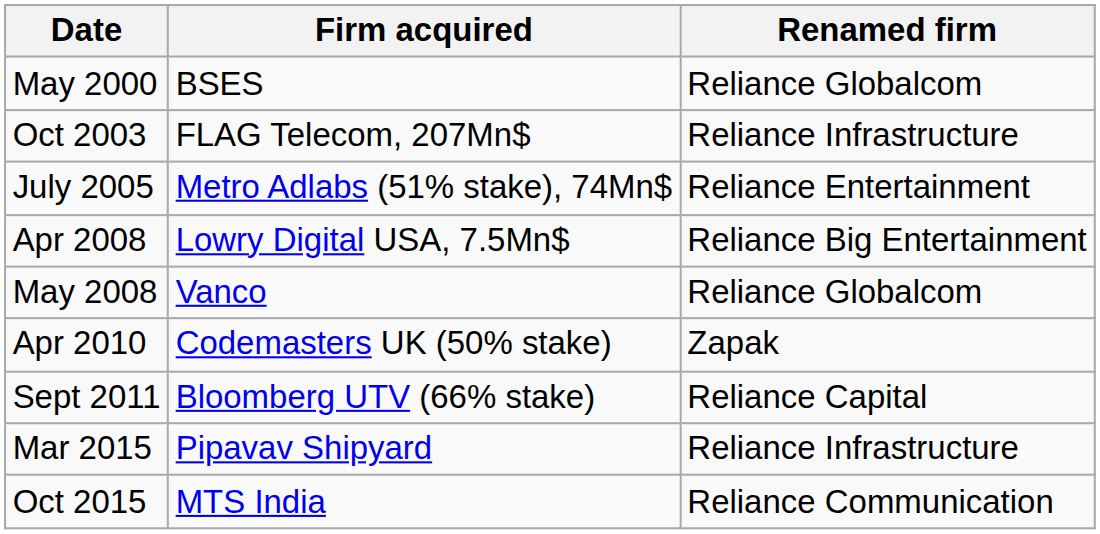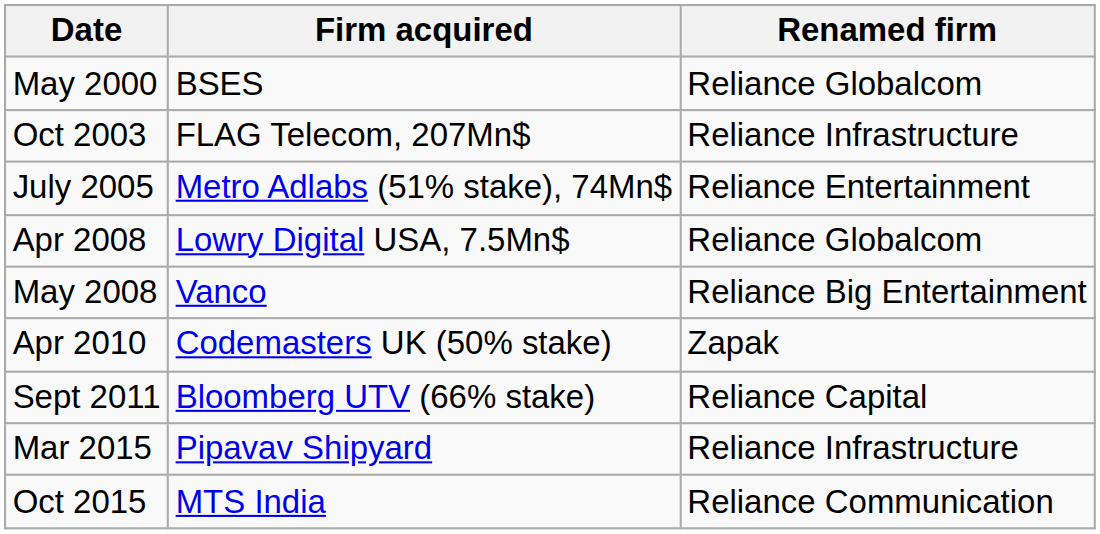(887, 239) Reliance Big Entertainment -> (835, 239) Reliance Globalcom
(835, 291) Reliance Globalcom -> (887, 291) Reliance Big Entertainment
